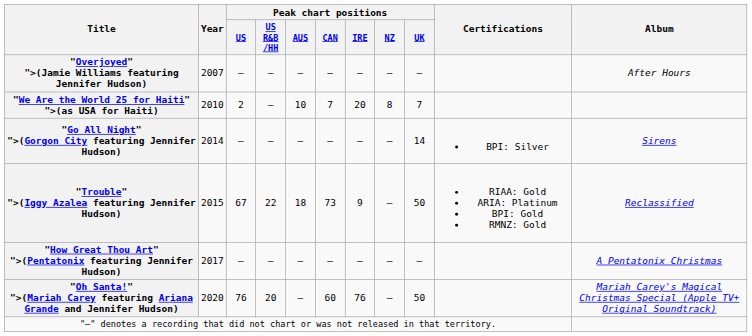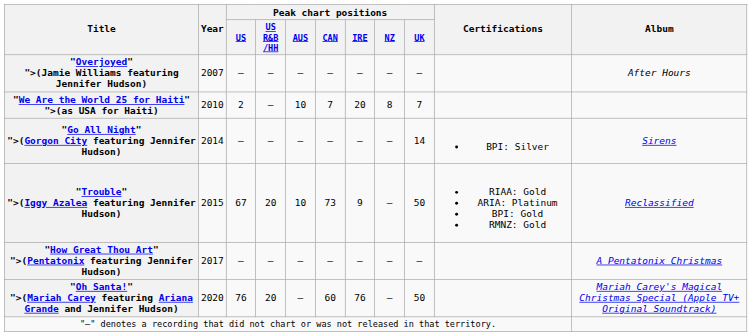(271, 203) 22 -> (271, 203) 20
(300, 203) 18 -> (300, 203) 10
